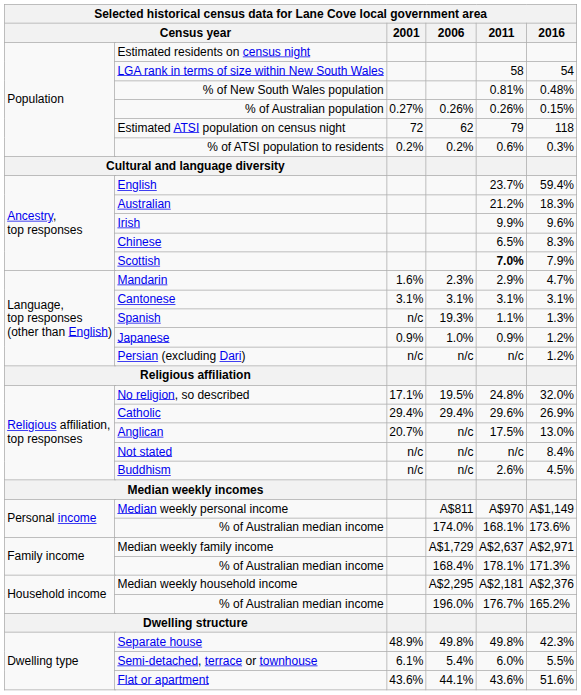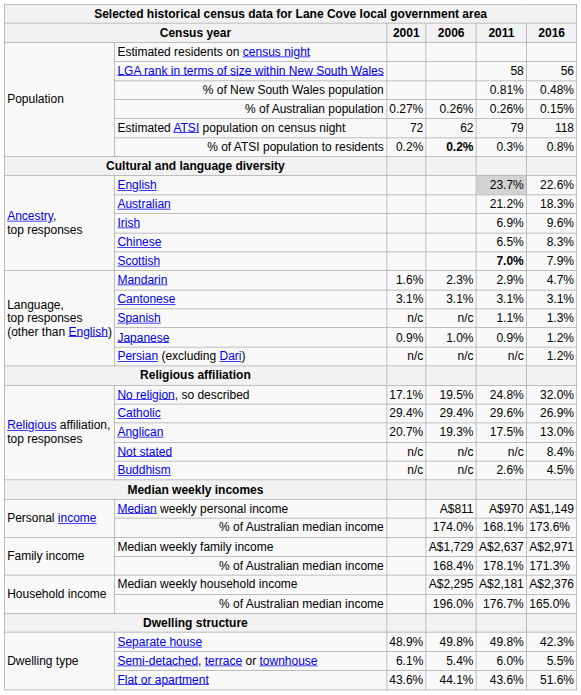(566, 71) 54 -> (566, 71) 56
(458, 147) normal -> (458, 147) bold
(508, 147) 0.6% -> (508, 147) 0.3%
(559, 147) 0.3% -> (559, 147) 0.8%
(507, 185) no background -> (507, 185) lightgrey background
(555, 185) 59.4% -> (555, 185) 22.6%
(510, 223) 9.9% -> (510, 223) 6.9%
(455, 318) 19.3% -> (466, 318) n/c
(466, 432) n/c -> (455, 432) 19.3%
(550, 603) 165.2% -> (550, 603) 165.0%
